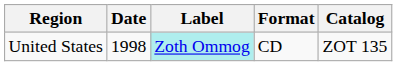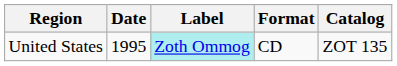(129, 46) 1998 -> (129, 46) 1995
